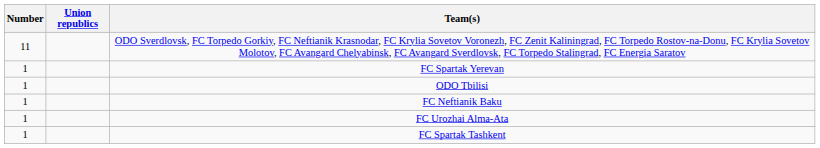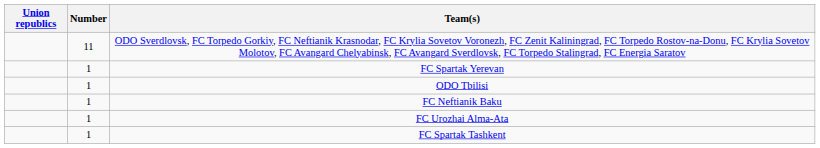columns swapped: (25, 18) <-> (78, 18)
